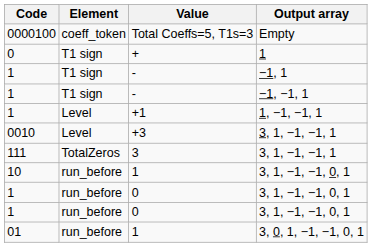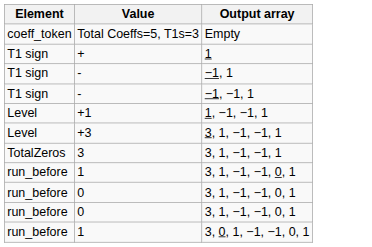- column: (32, 14)
